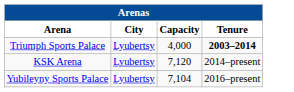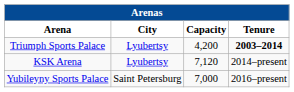(180, 45) 4,000 -> (206, 45) 4,200
(134, 78) Lyubertsy -> (147, 78) Saint Petersburg
(180, 78) 7,104 -> (206, 78) 7,000
